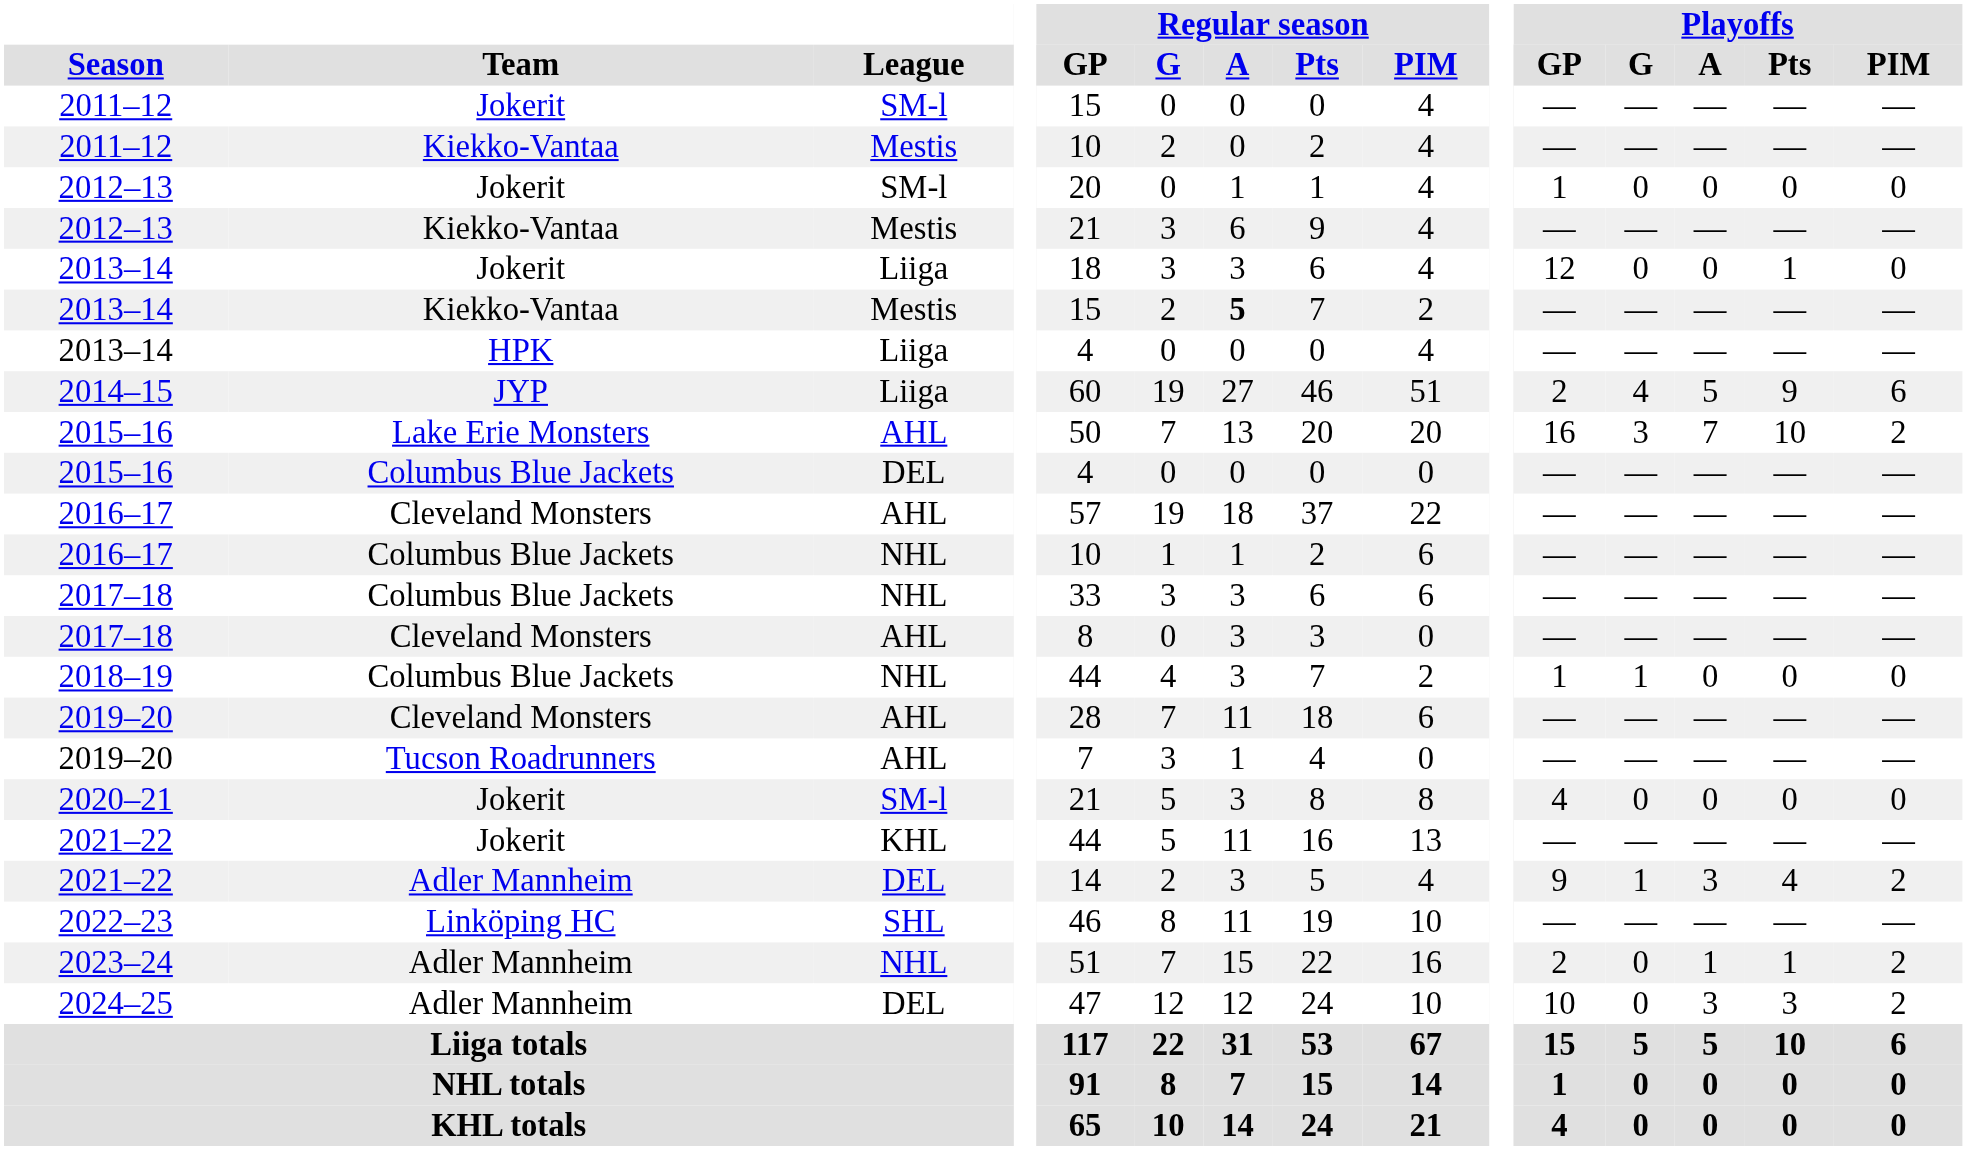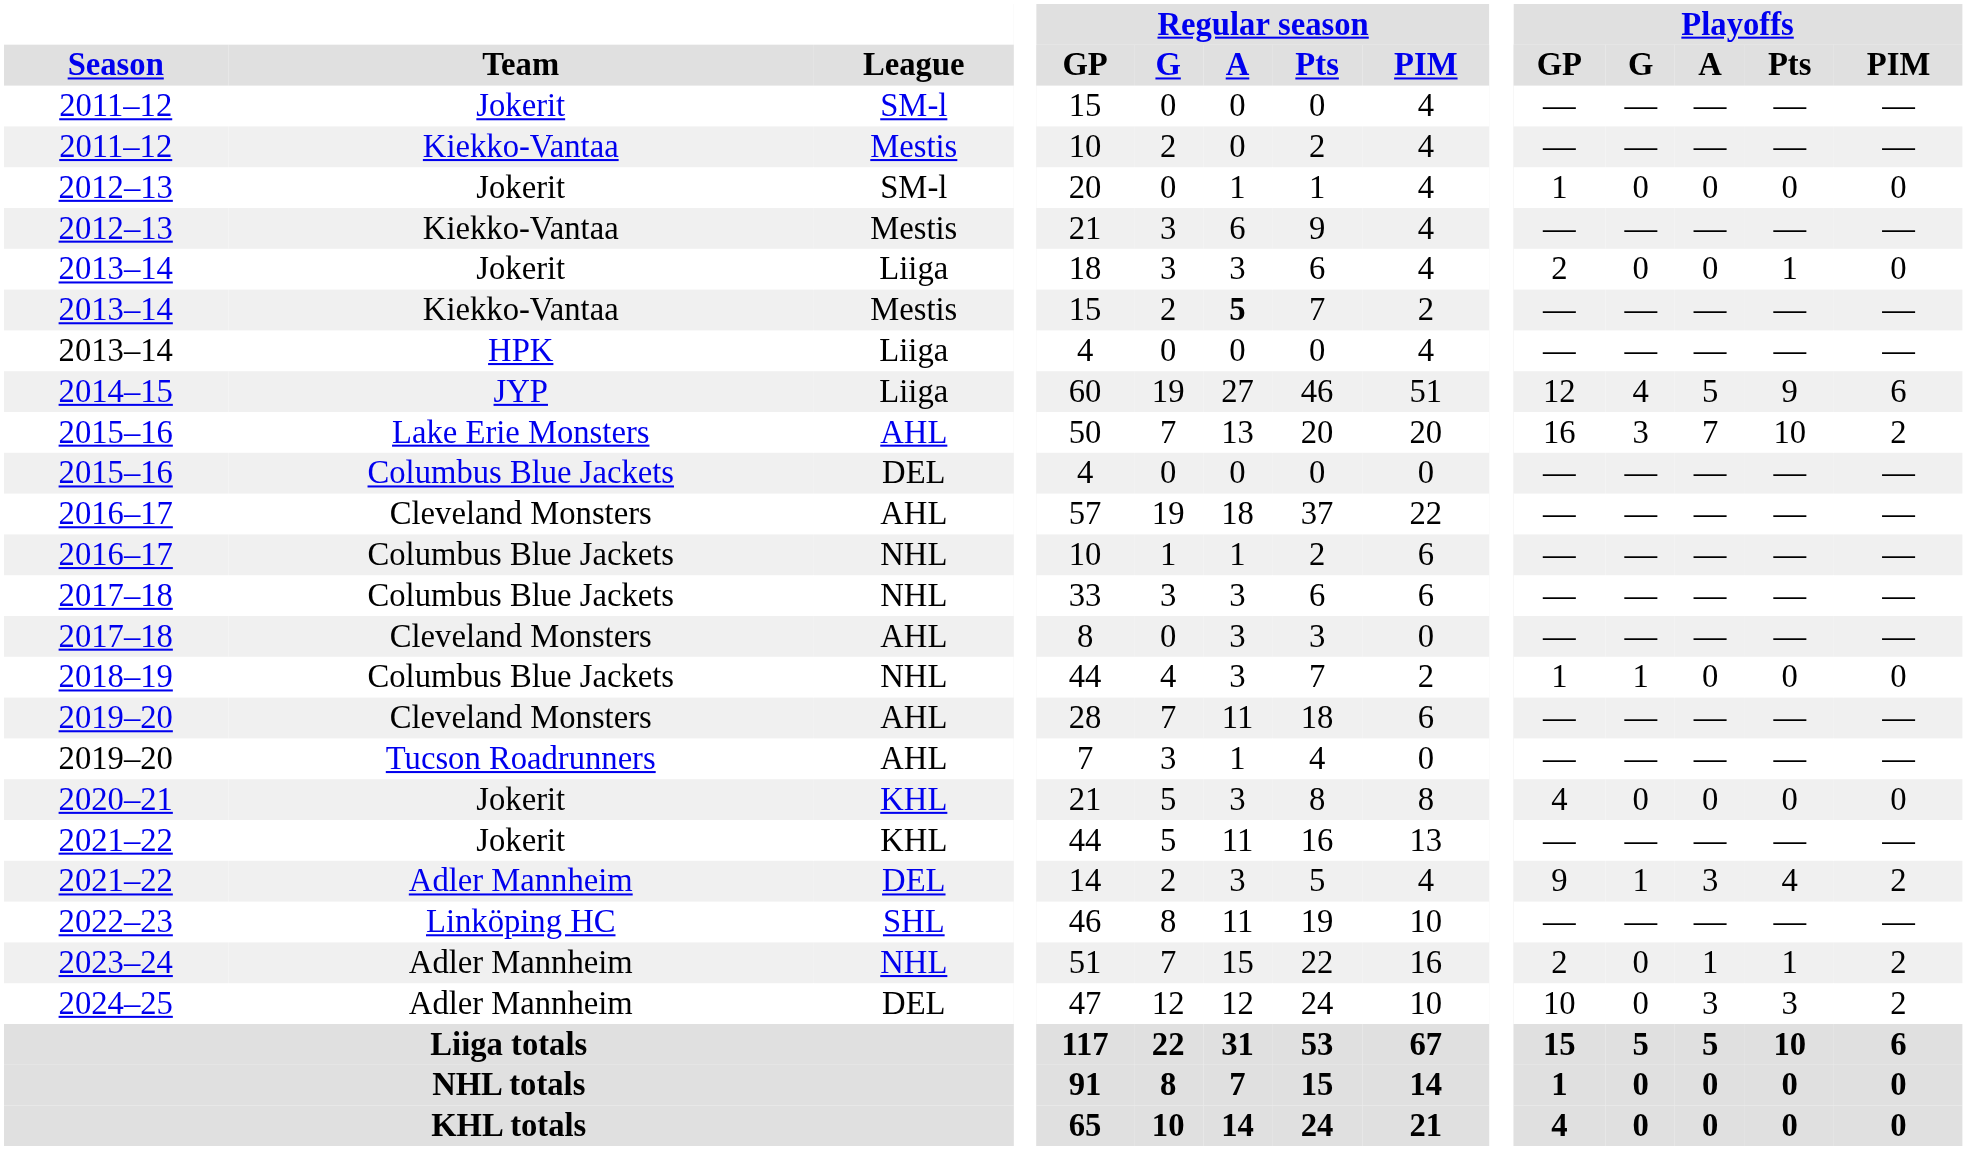(1559, 268) 12 -> (1559, 268) 2
(1559, 391) 2 -> (1559, 391) 12
(914, 799) SM-l -> (914, 799) KHL
